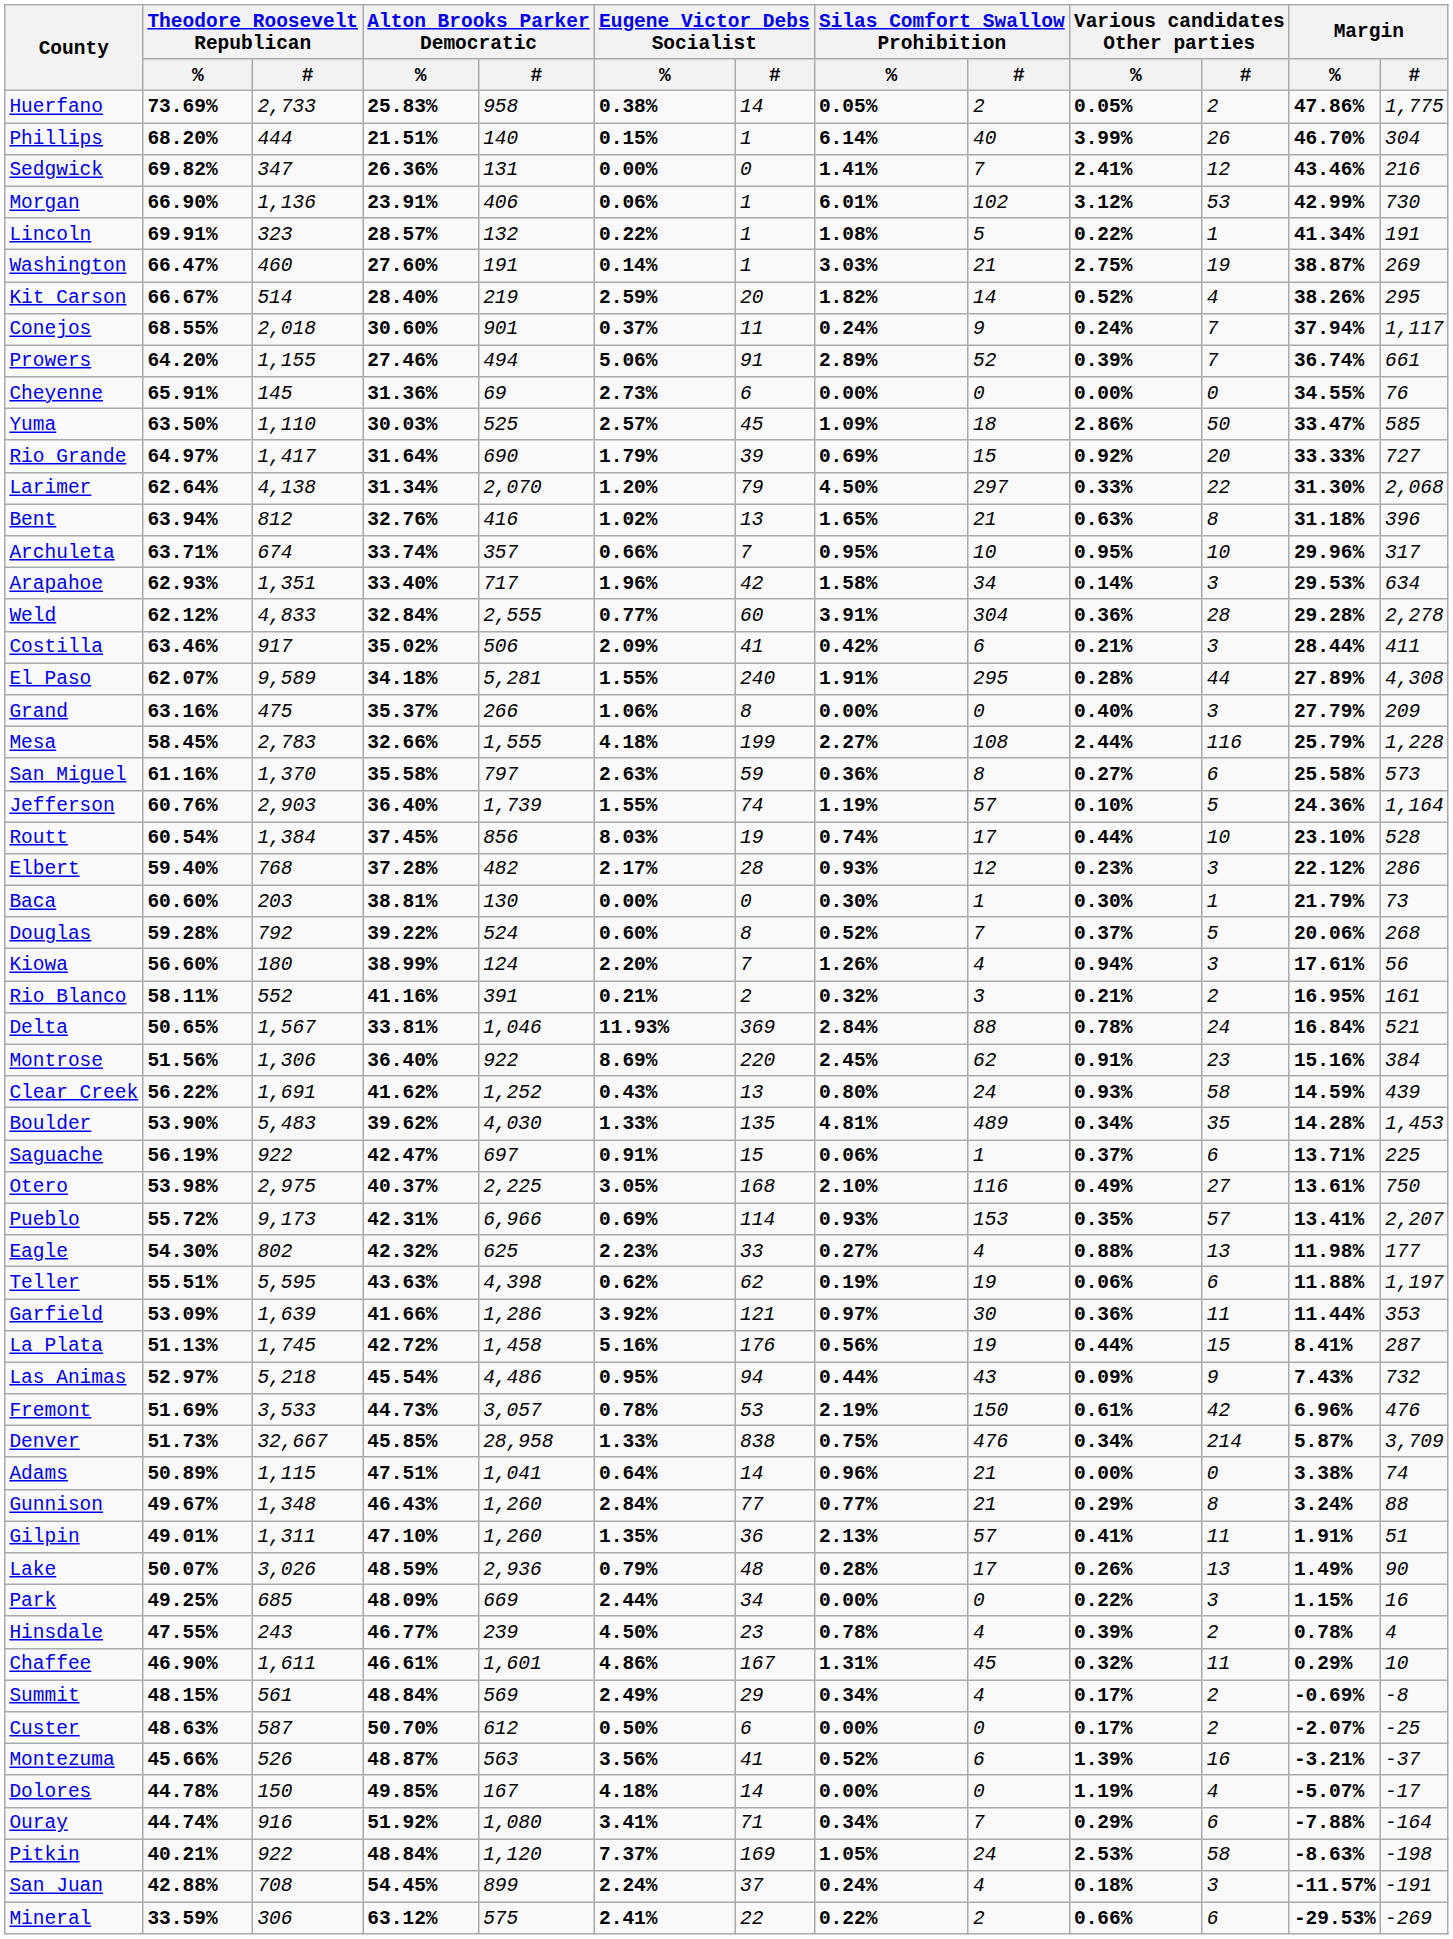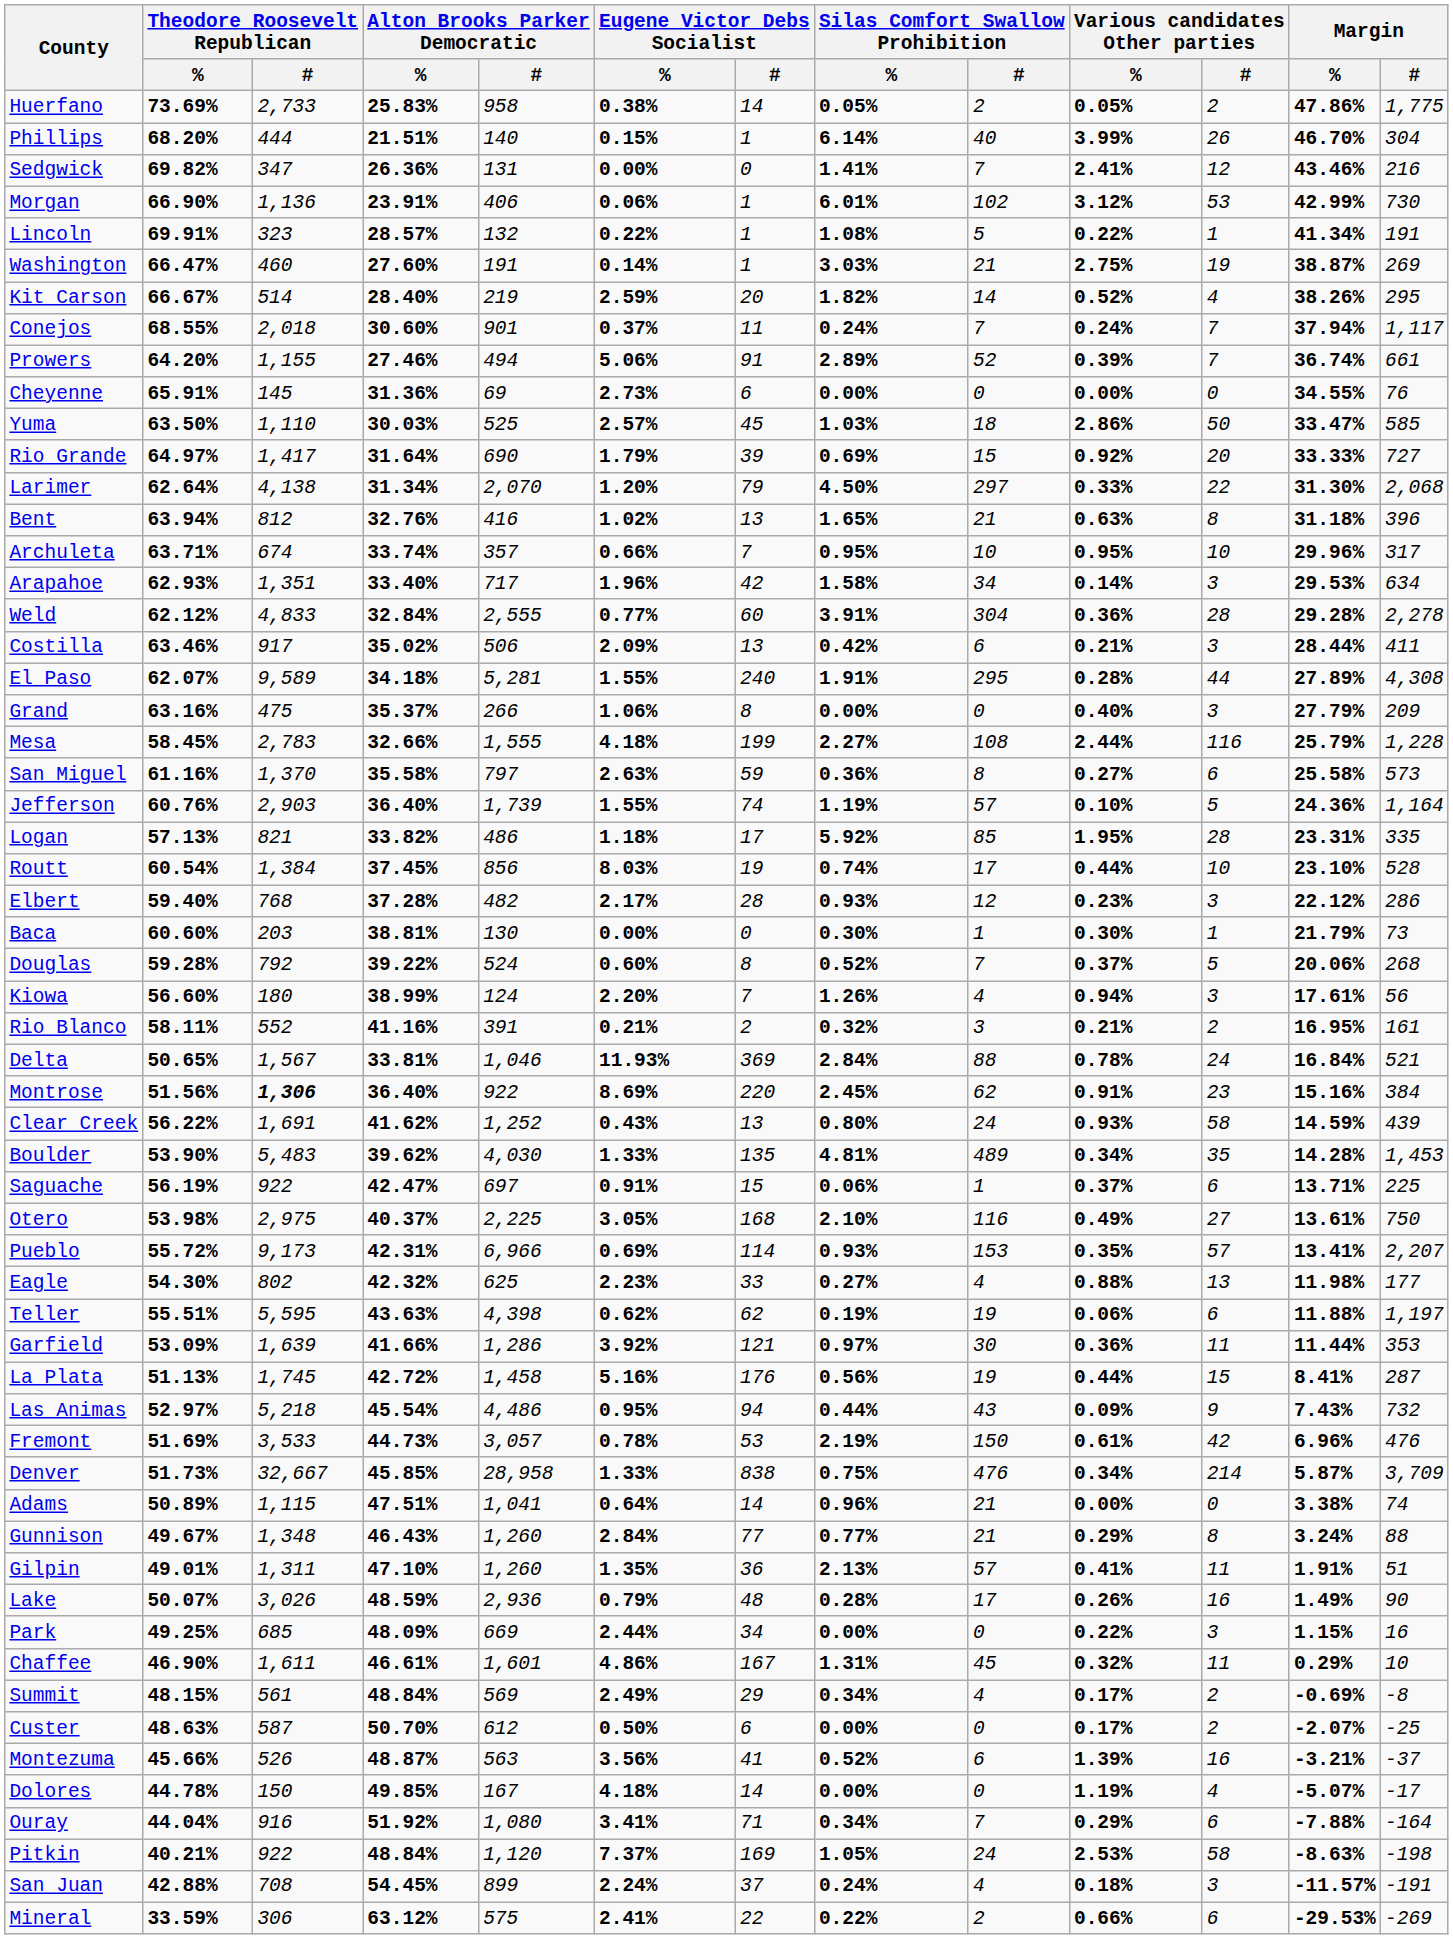(979, 329) 9 -> (979, 329) 7
(848, 425) 1.09% -> (848, 425) 1.03%
(752, 647) 41 -> (752, 647) 13
+ row: (39, 838)
(287, 1060) normal -> (287, 1092) bold
(1219, 1569) 13 -> (1219, 1600) 16
- row: (56, 1632)
(183, 1823) 44.74% -> (183, 1823) 44.04%
